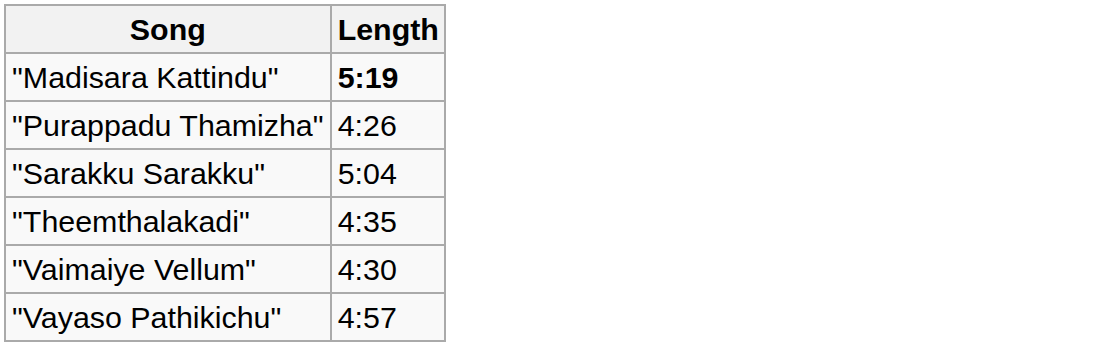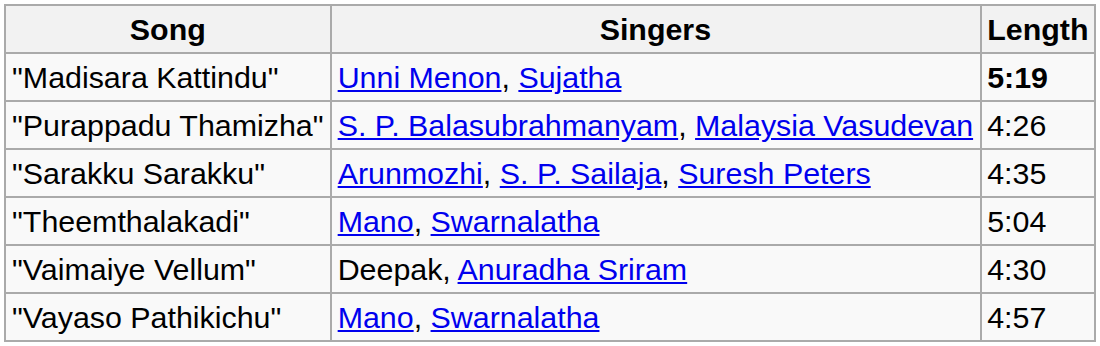+ column: (655, 29)
(367, 174) 5:04 -> (1017, 174) 4:35
(367, 222) 4:35 -> (1017, 222) 5:04
